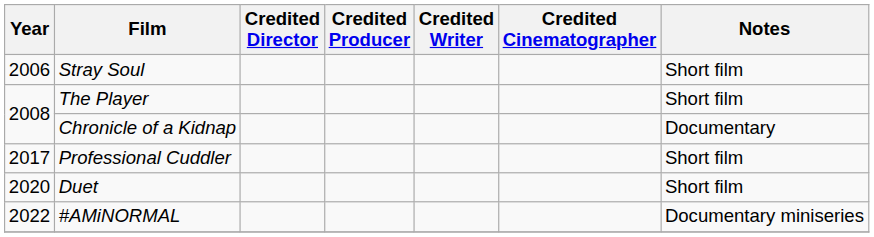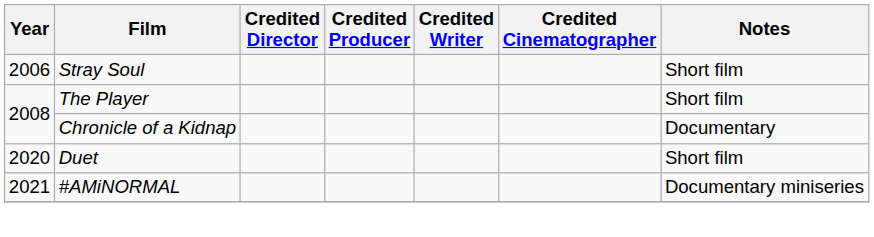- row: (145, 157)
(30, 216) 2022 -> (30, 187) 2021
